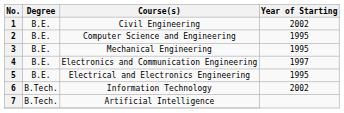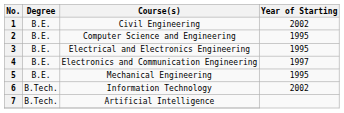(159, 50) Mechanical Engineering -> (159, 50) Electrical and Electronics Engineering
(159, 75) Electrical and Electronics Engineering -> (159, 75) Mechanical Engineering
